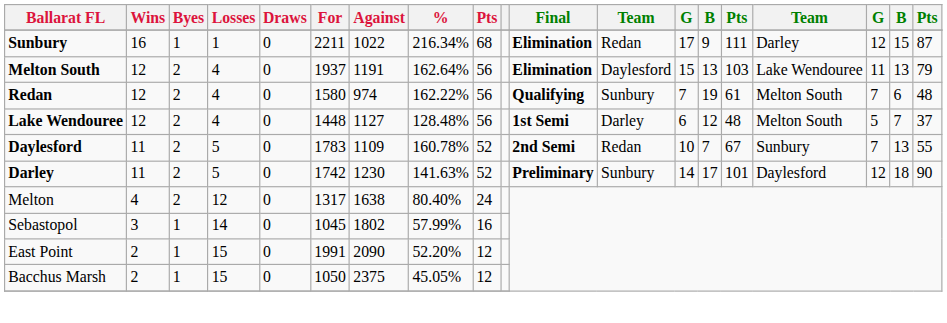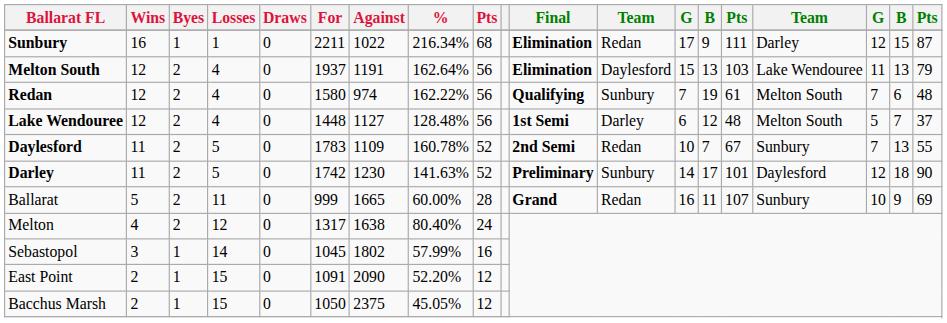+ row: (33, 199)
(330, 251) 1991 -> (330, 277) 1091
